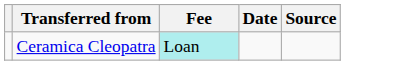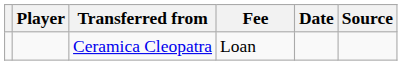+ column: (41, 18)
(182, 45) paleturquoise background -> (238, 45) no background
